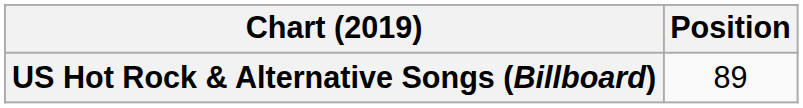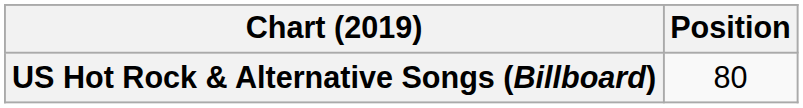(730, 77) 89 -> (730, 77) 80
